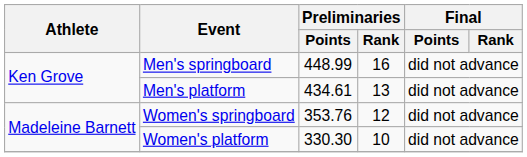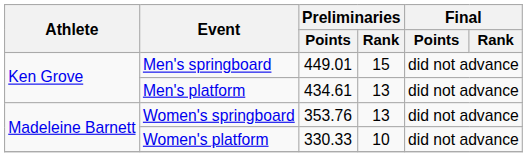(328, 66) 448.99 -> (328, 66) 449.01
(381, 66) 16 -> (381, 66) 15
(381, 115) 12 -> (381, 115) 13
(328, 140) 330.30 -> (328, 140) 330.33
